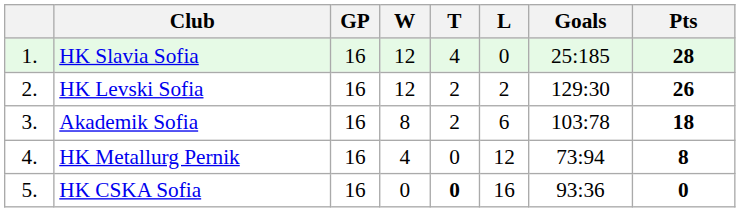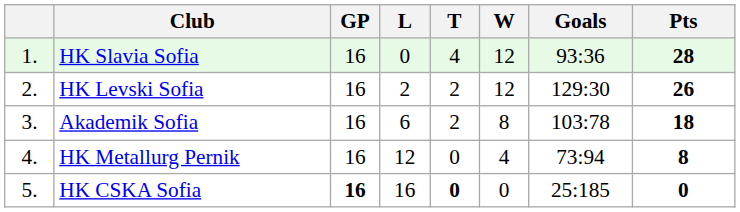columns swapped: (405, 21) <-> (504, 21)
(580, 55) 25:185 -> (580, 55) 93:36
(355, 190) normal -> (355, 190) bold
(580, 190) 93:36 -> (580, 190) 25:185
